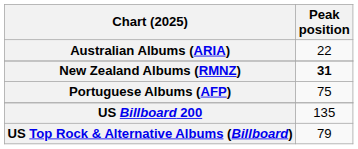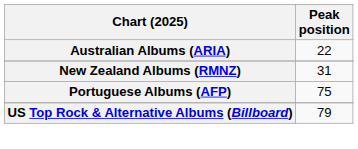(324, 71) bold -> (324, 71) normal
- row: (150, 112)
